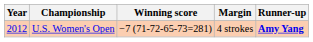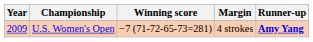(17, 28) 2012 -> (17, 28) 2009
